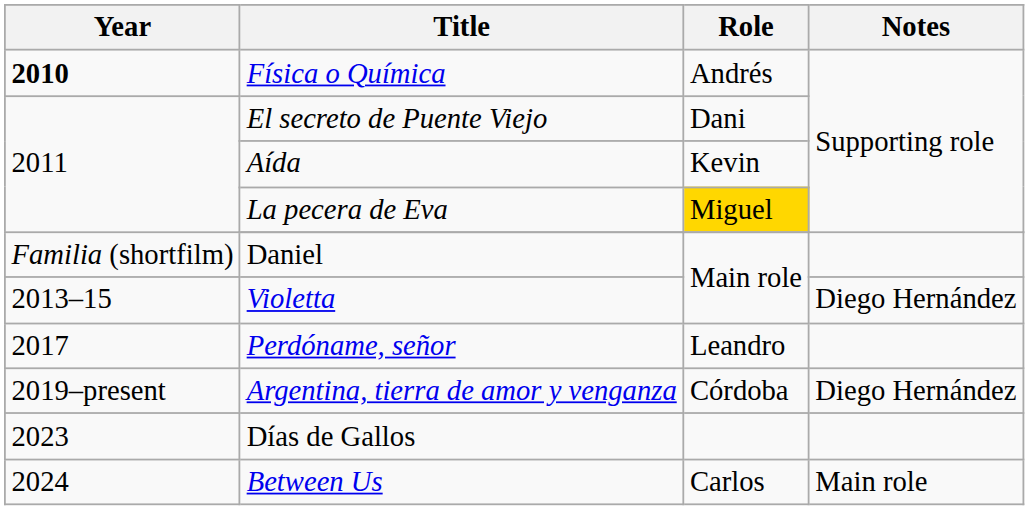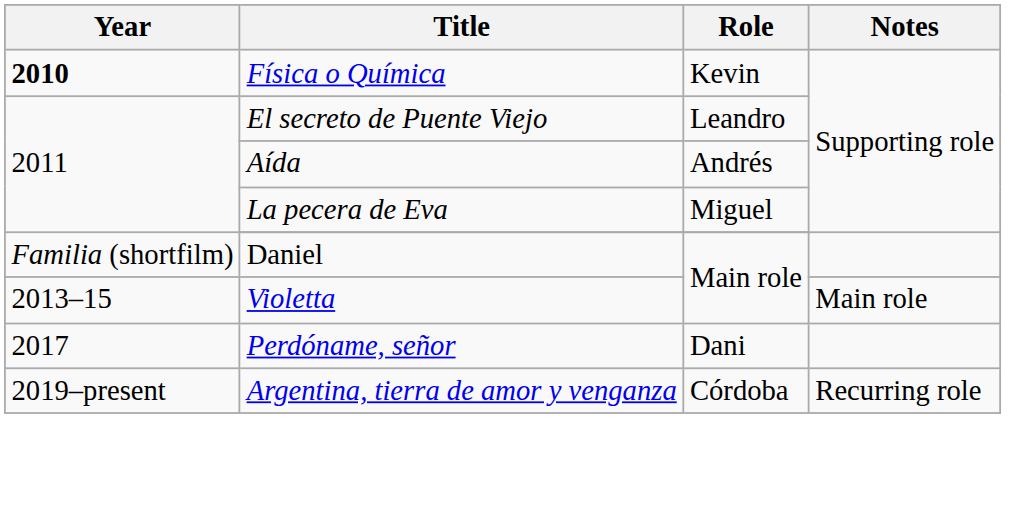(731, 72) Andrés -> (725, 72) Kevin
(718, 118) Dani -> (738, 118) Leandro
(725, 163) Kevin -> (731, 163) Andrés
(731, 208) gold background -> (731, 208) no background
(916, 299) Diego Hernández -> (871, 299) Main role
(738, 345) Leandro -> (718, 345) Dani
(916, 390) Diego Hernández -> (898, 390) Recurring role
- row: (331, 436)
- row: (315, 481)
